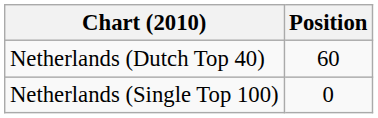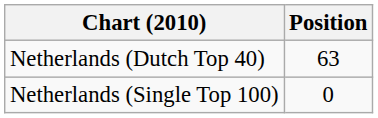(328, 58) 60 -> (328, 58) 63
